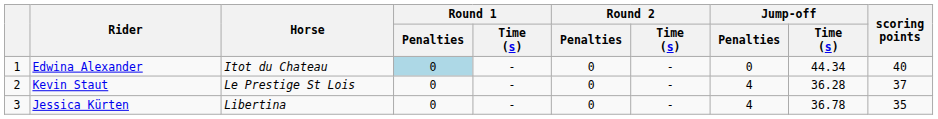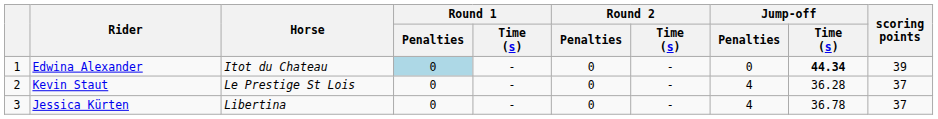(828, 66) normal -> (828, 66) bold
(900, 66) 40 -> (900, 66) 39
(900, 105) 35 -> (900, 105) 37
